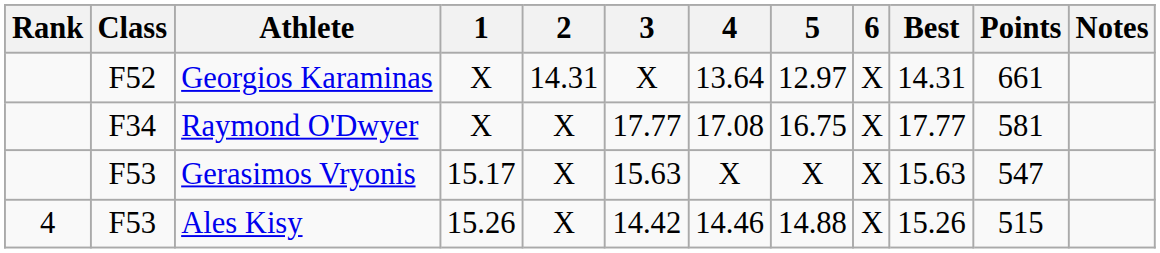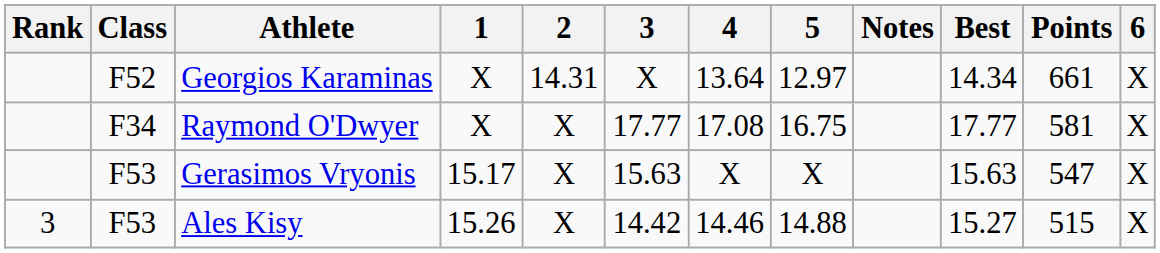columns swapped: (872, 28) <-> (1112, 28)
(932, 77) 14.31 -> (982, 77) 14.34
(48, 222) 4 -> (48, 222) 3
(932, 222) 15.26 -> (982, 222) 15.27
